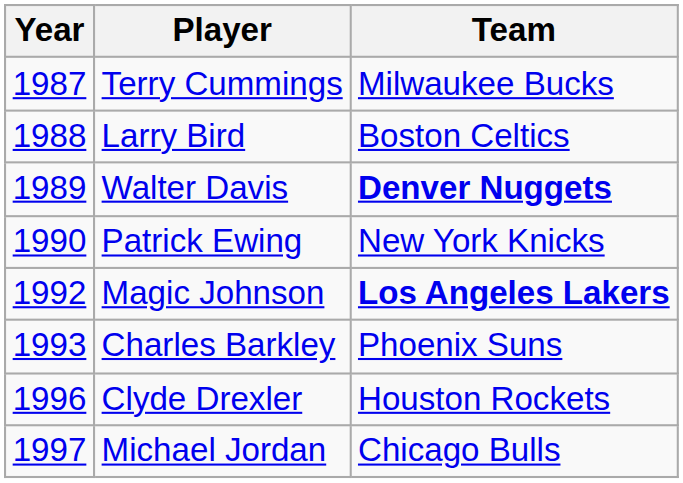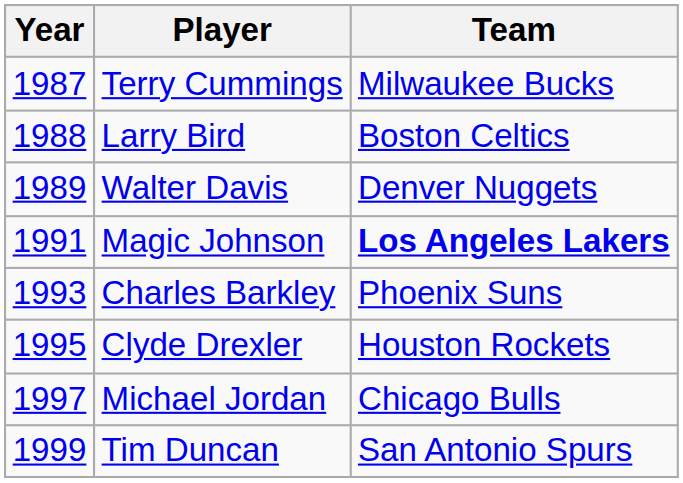(485, 188) bold -> (478, 188) normal
- row: (202, 240)
(50, 293) 1992 -> (50, 240) 1991
(50, 398) 1996 -> (50, 345) 1995
+ row: (190, 450)
